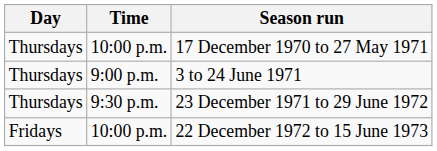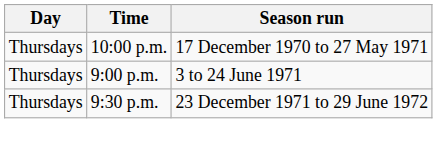- row: (302, 131)
